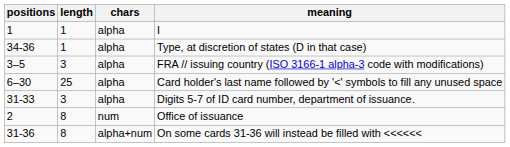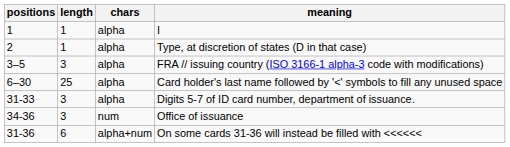(21, 47) 34-36 -> (10, 47) 2
(10, 116) 2 -> (21, 116) 34-36
(63, 116) 8 -> (63, 116) 3
(63, 133) 8 -> (63, 133) 6
